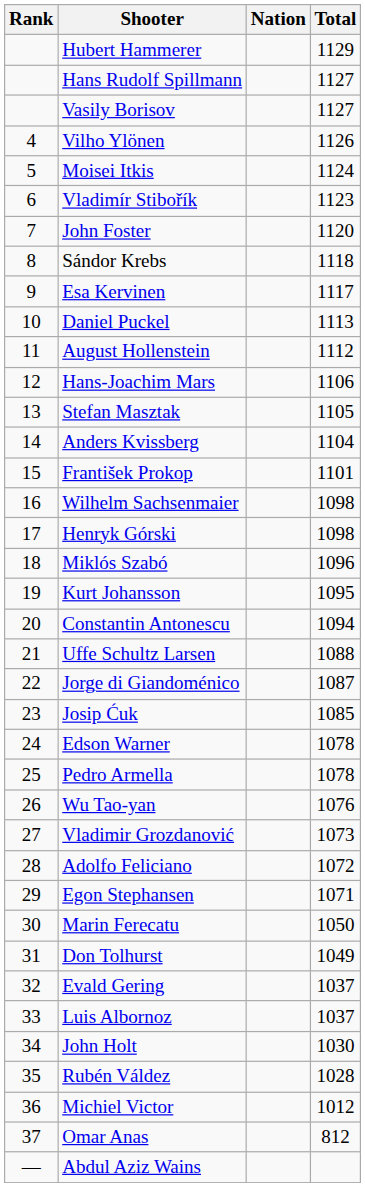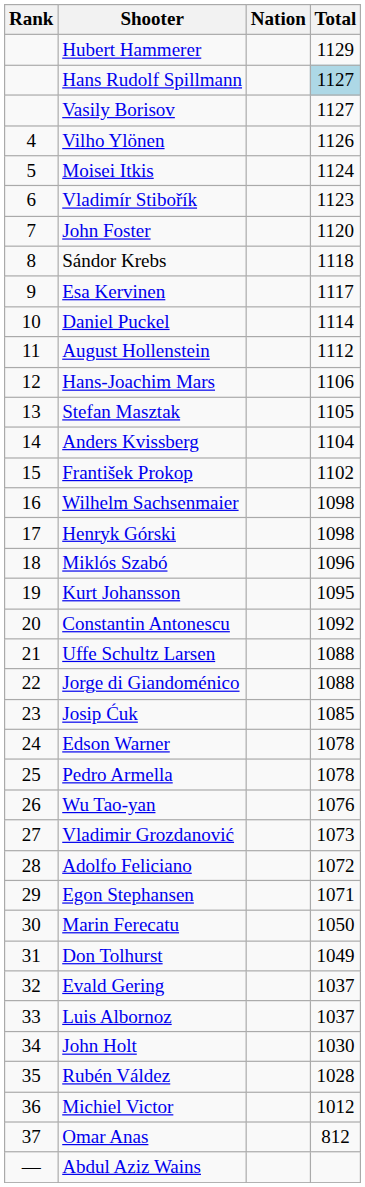(335, 79) no background -> (335, 79) lightblue background
(335, 321) 1113 -> (335, 321) 1114
(335, 472) 1101 -> (335, 472) 1102
(335, 623) 1094 -> (335, 623) 1092
(335, 683) 1087 -> (335, 683) 1088
